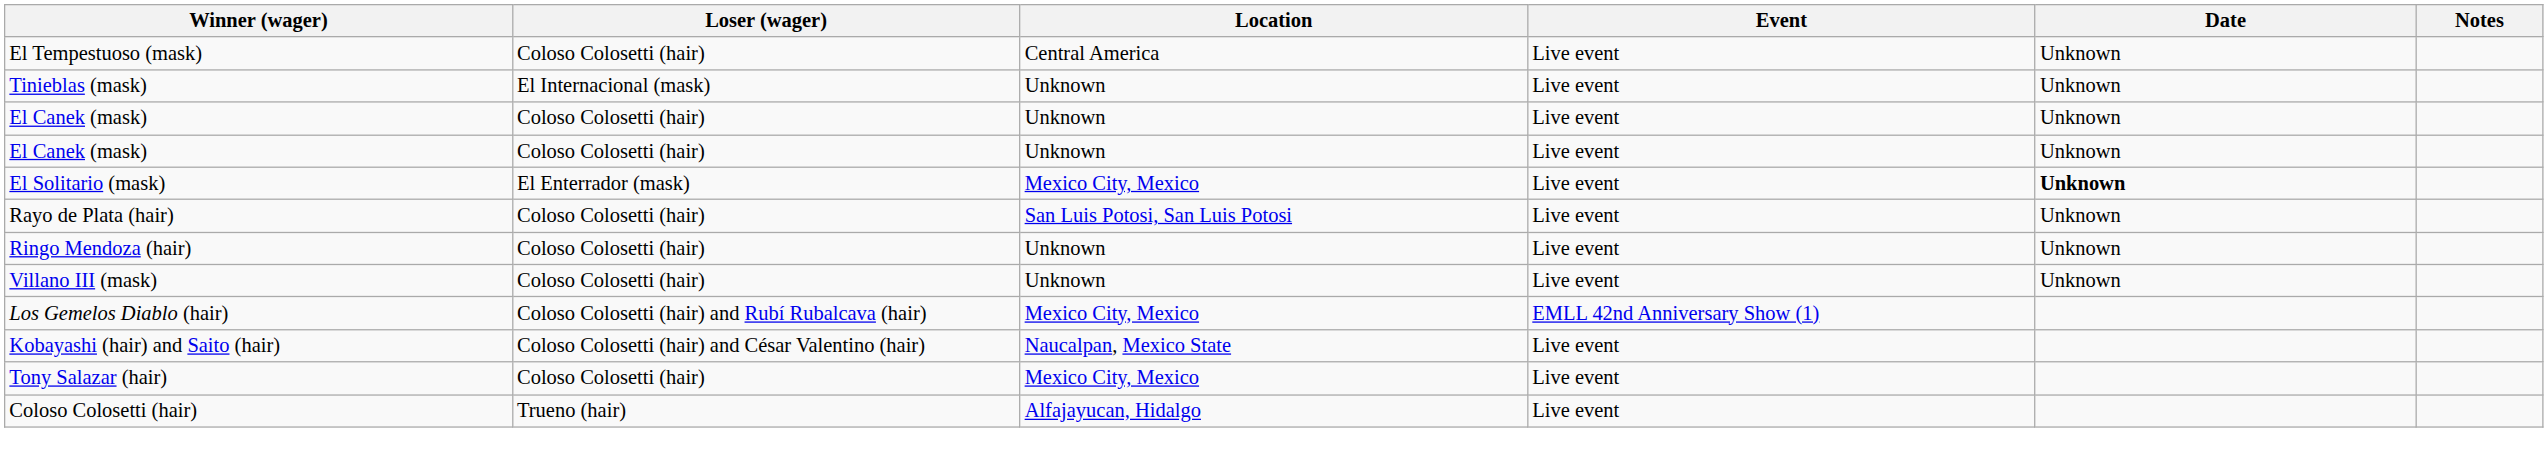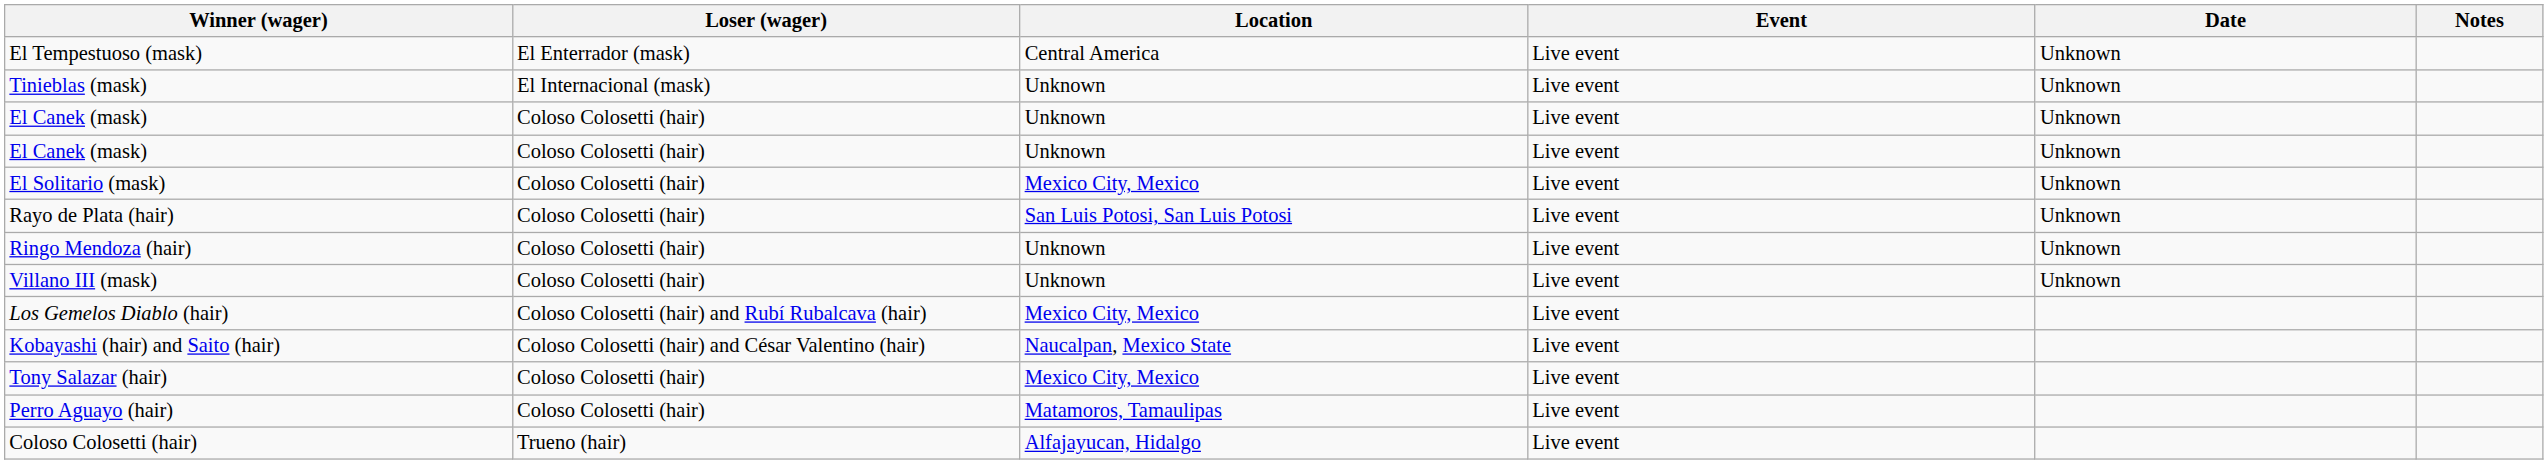(611, 53) Coloso Colosetti (hair) -> (603, 53) El Enterrador (mask)
(603, 183) El Enterrador (mask) -> (611, 183) Coloso Colosetti (hair)
(2083, 183) bold -> (2080, 183) normal
(1676, 313) EMLL 42nd Anniversary Show (1) -> (1576, 313) Live event
+ row: (91, 410)
